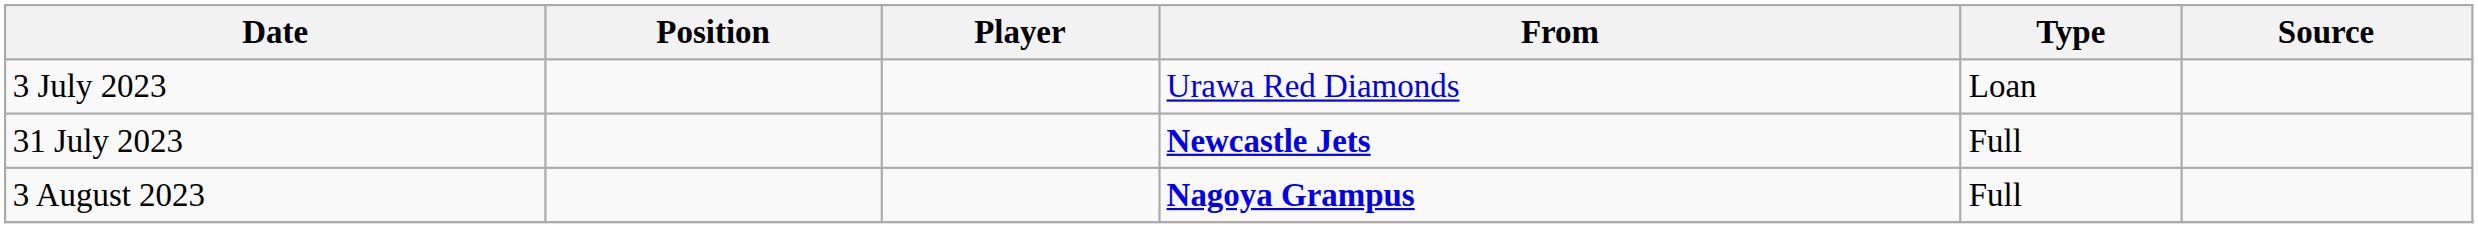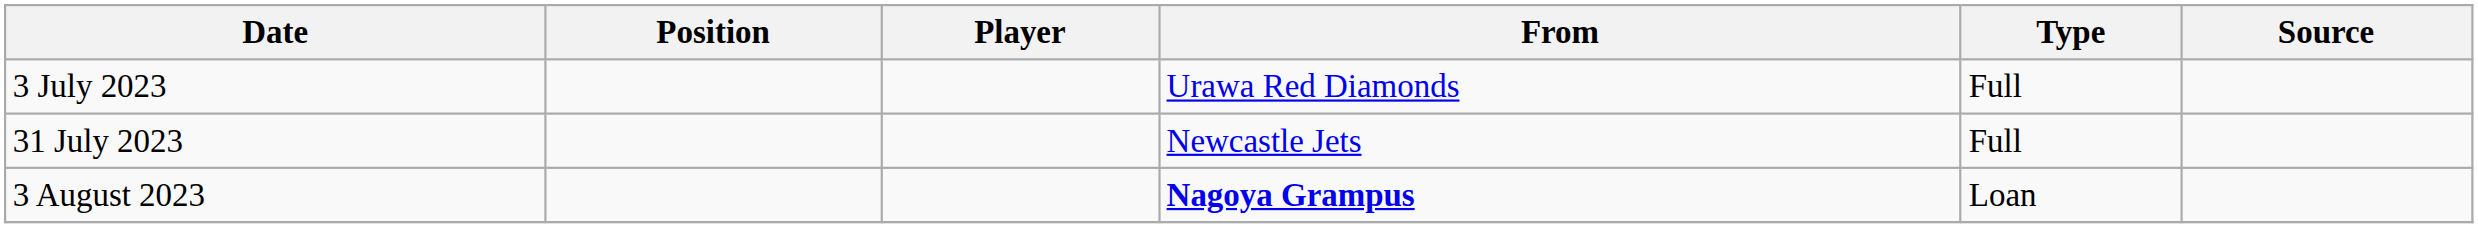(2003, 86) Loan -> (1995, 86) Full
(1269, 140) bold -> (1264, 140) normal
(1995, 195) Full -> (2003, 195) Loan
